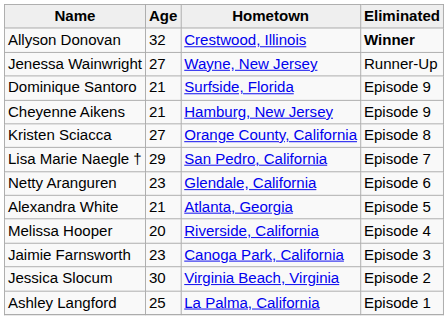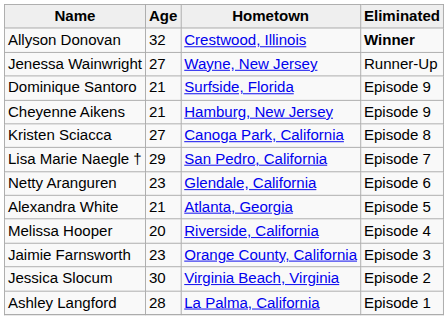(271, 135) Orange County, California -> (264, 135) Canoga Park, California
(264, 254) Canoga Park, California -> (271, 254) Orange County, California
(157, 302) 25 -> (157, 302) 28
